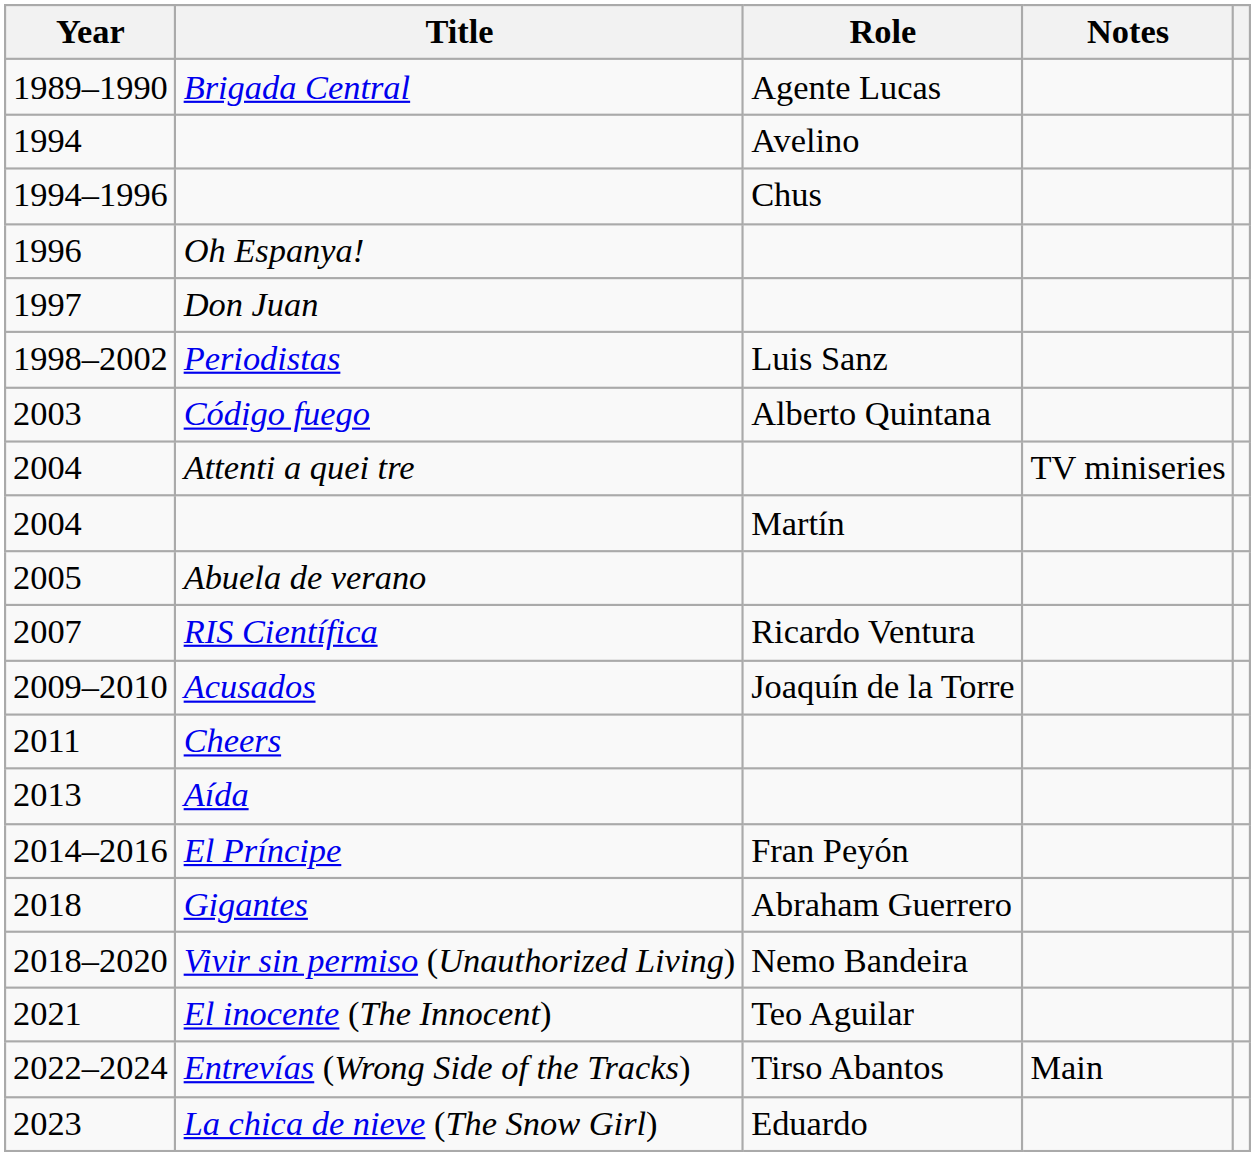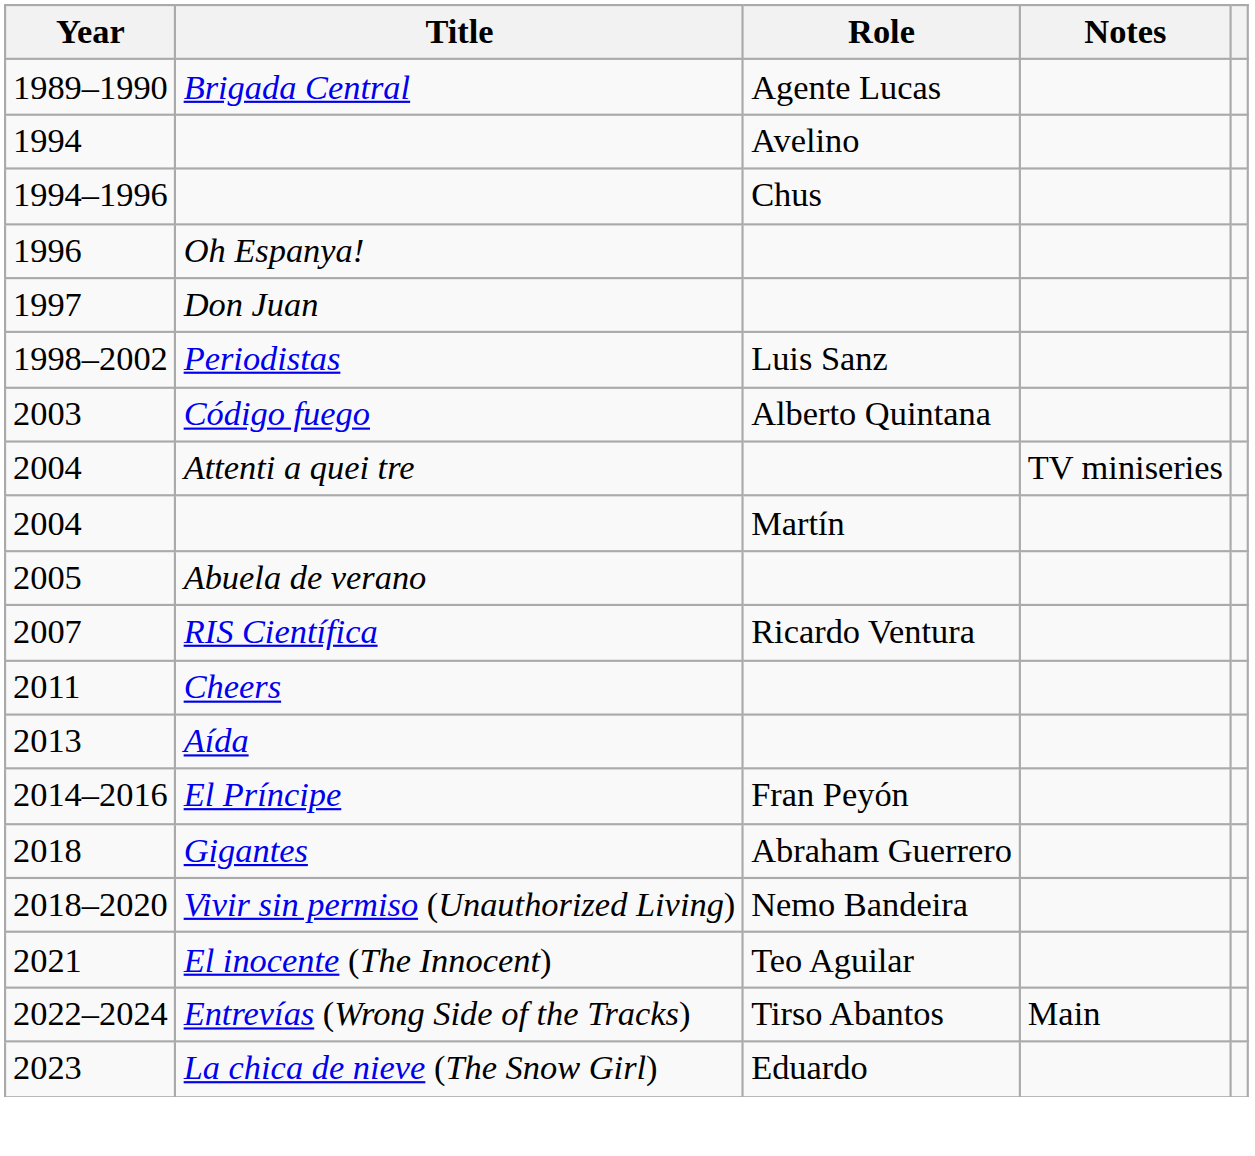- row: (90, 686)
